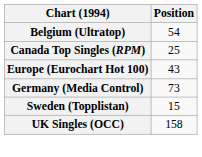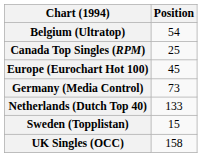(174, 69) 43 -> (174, 69) 45
+ row: (78, 106)
